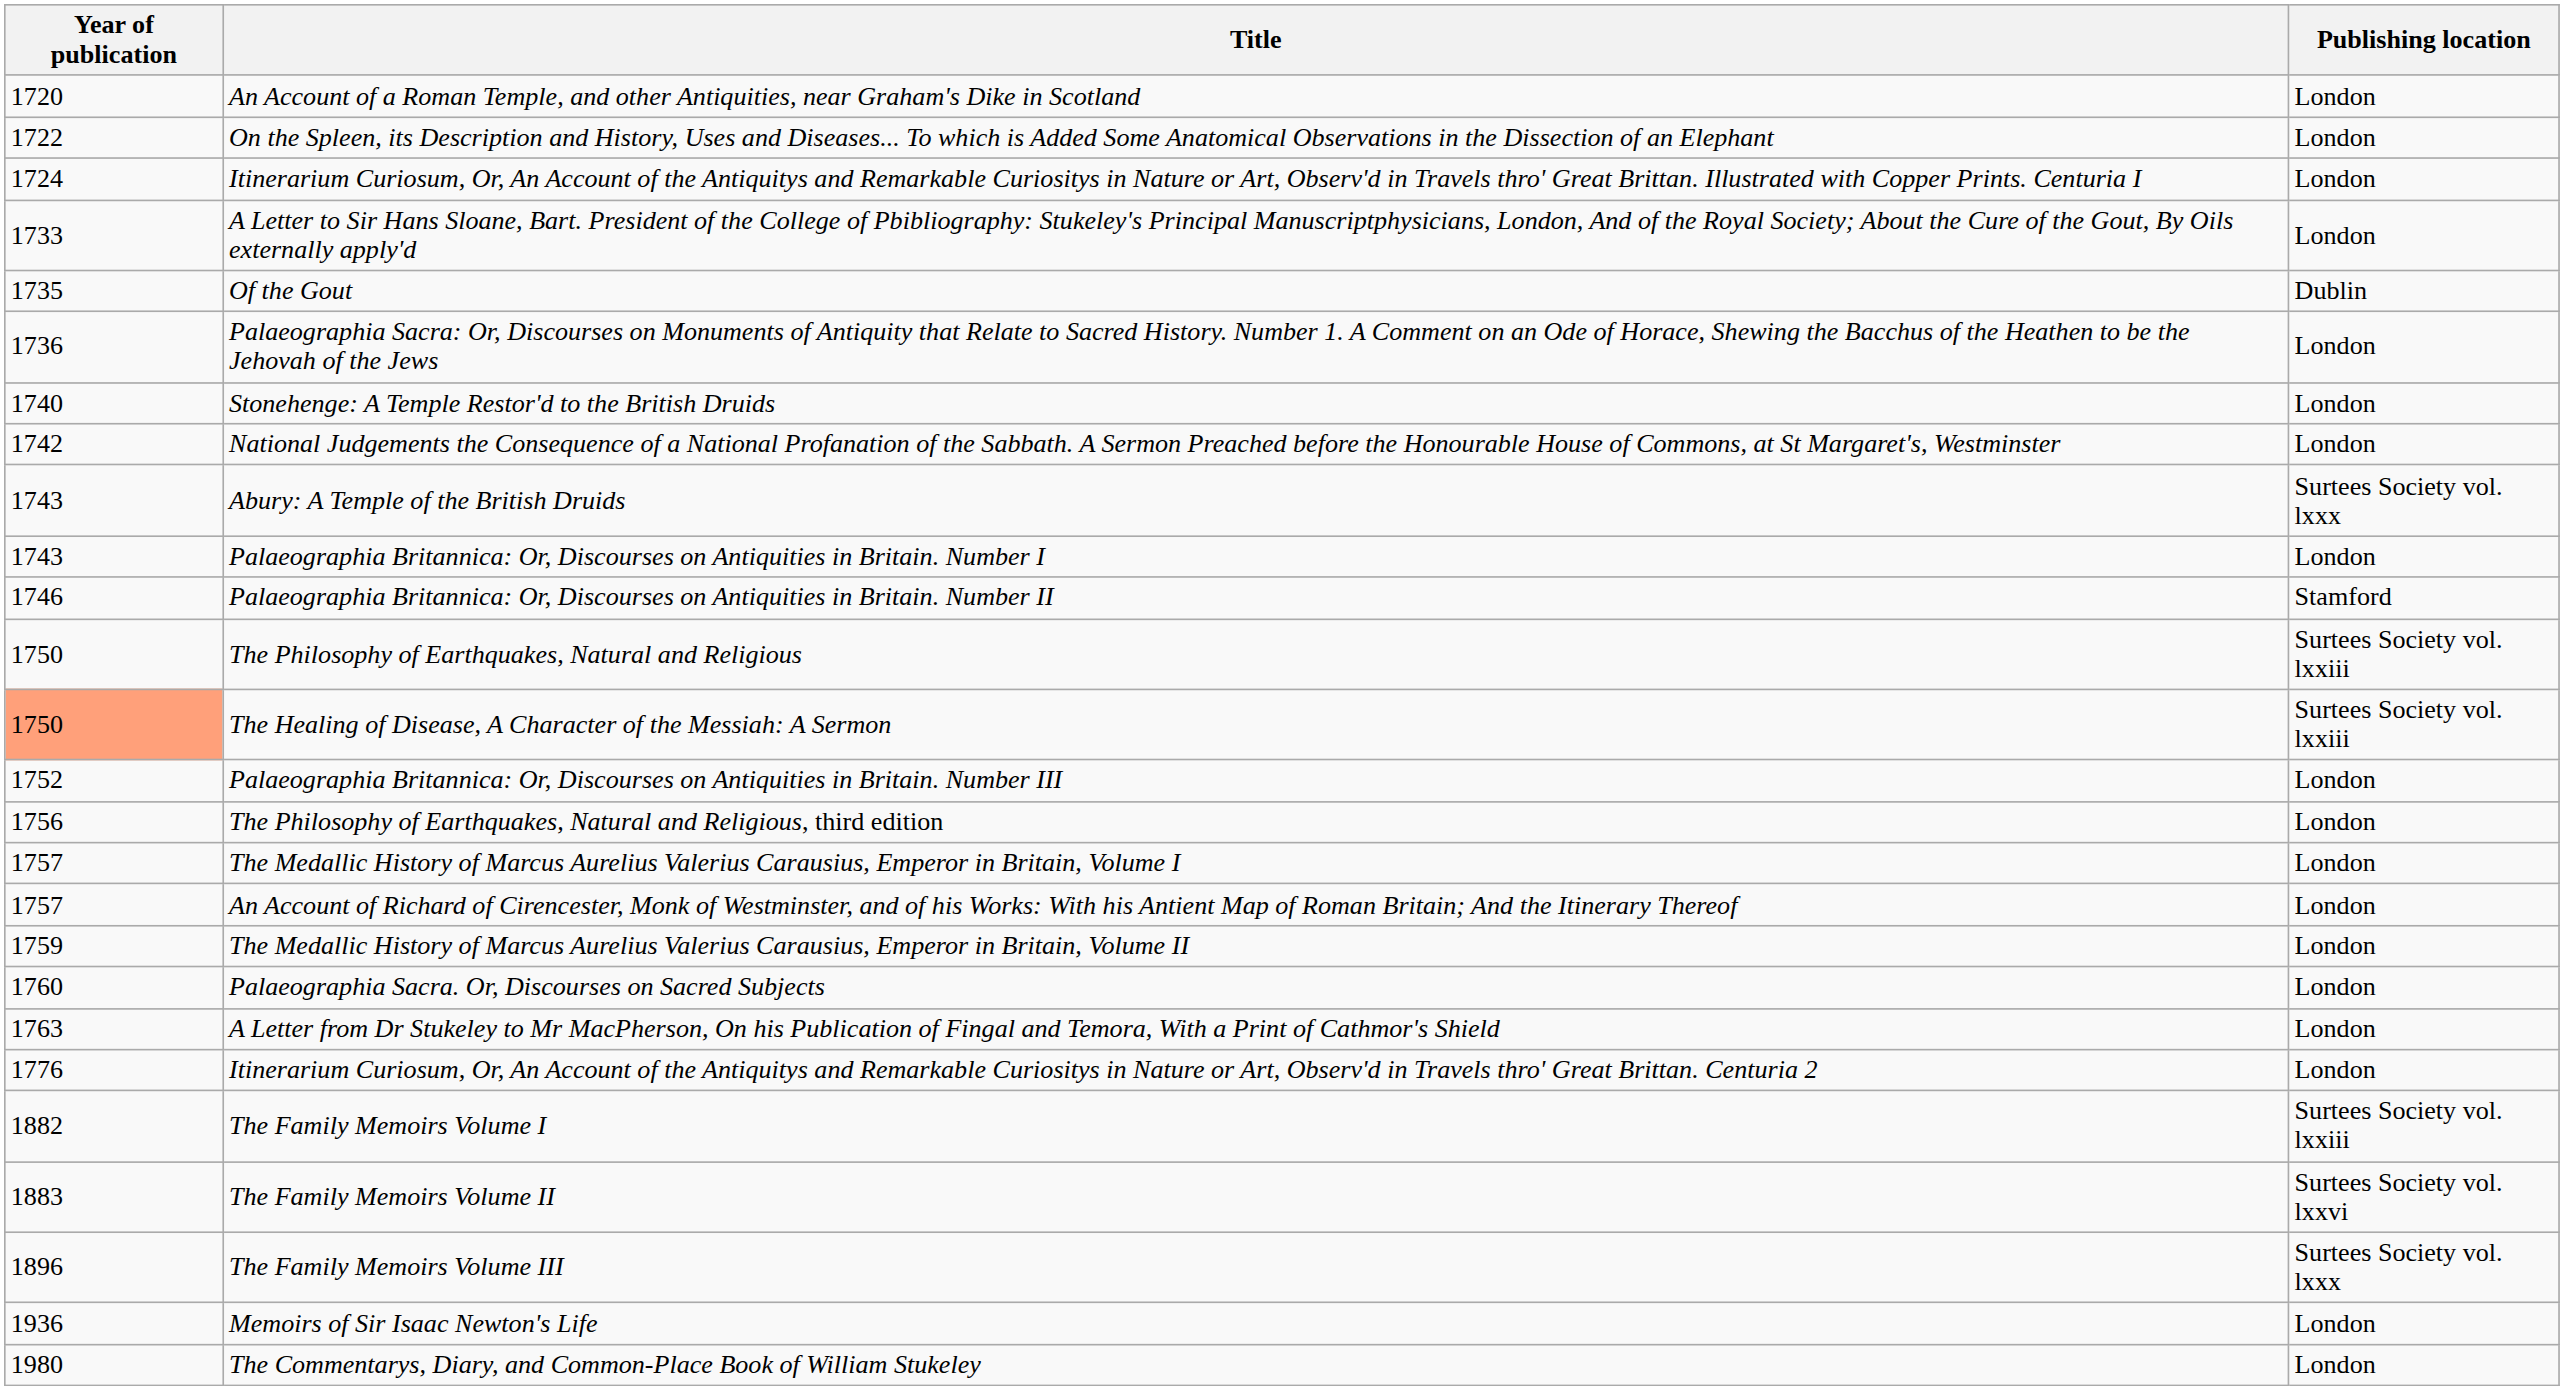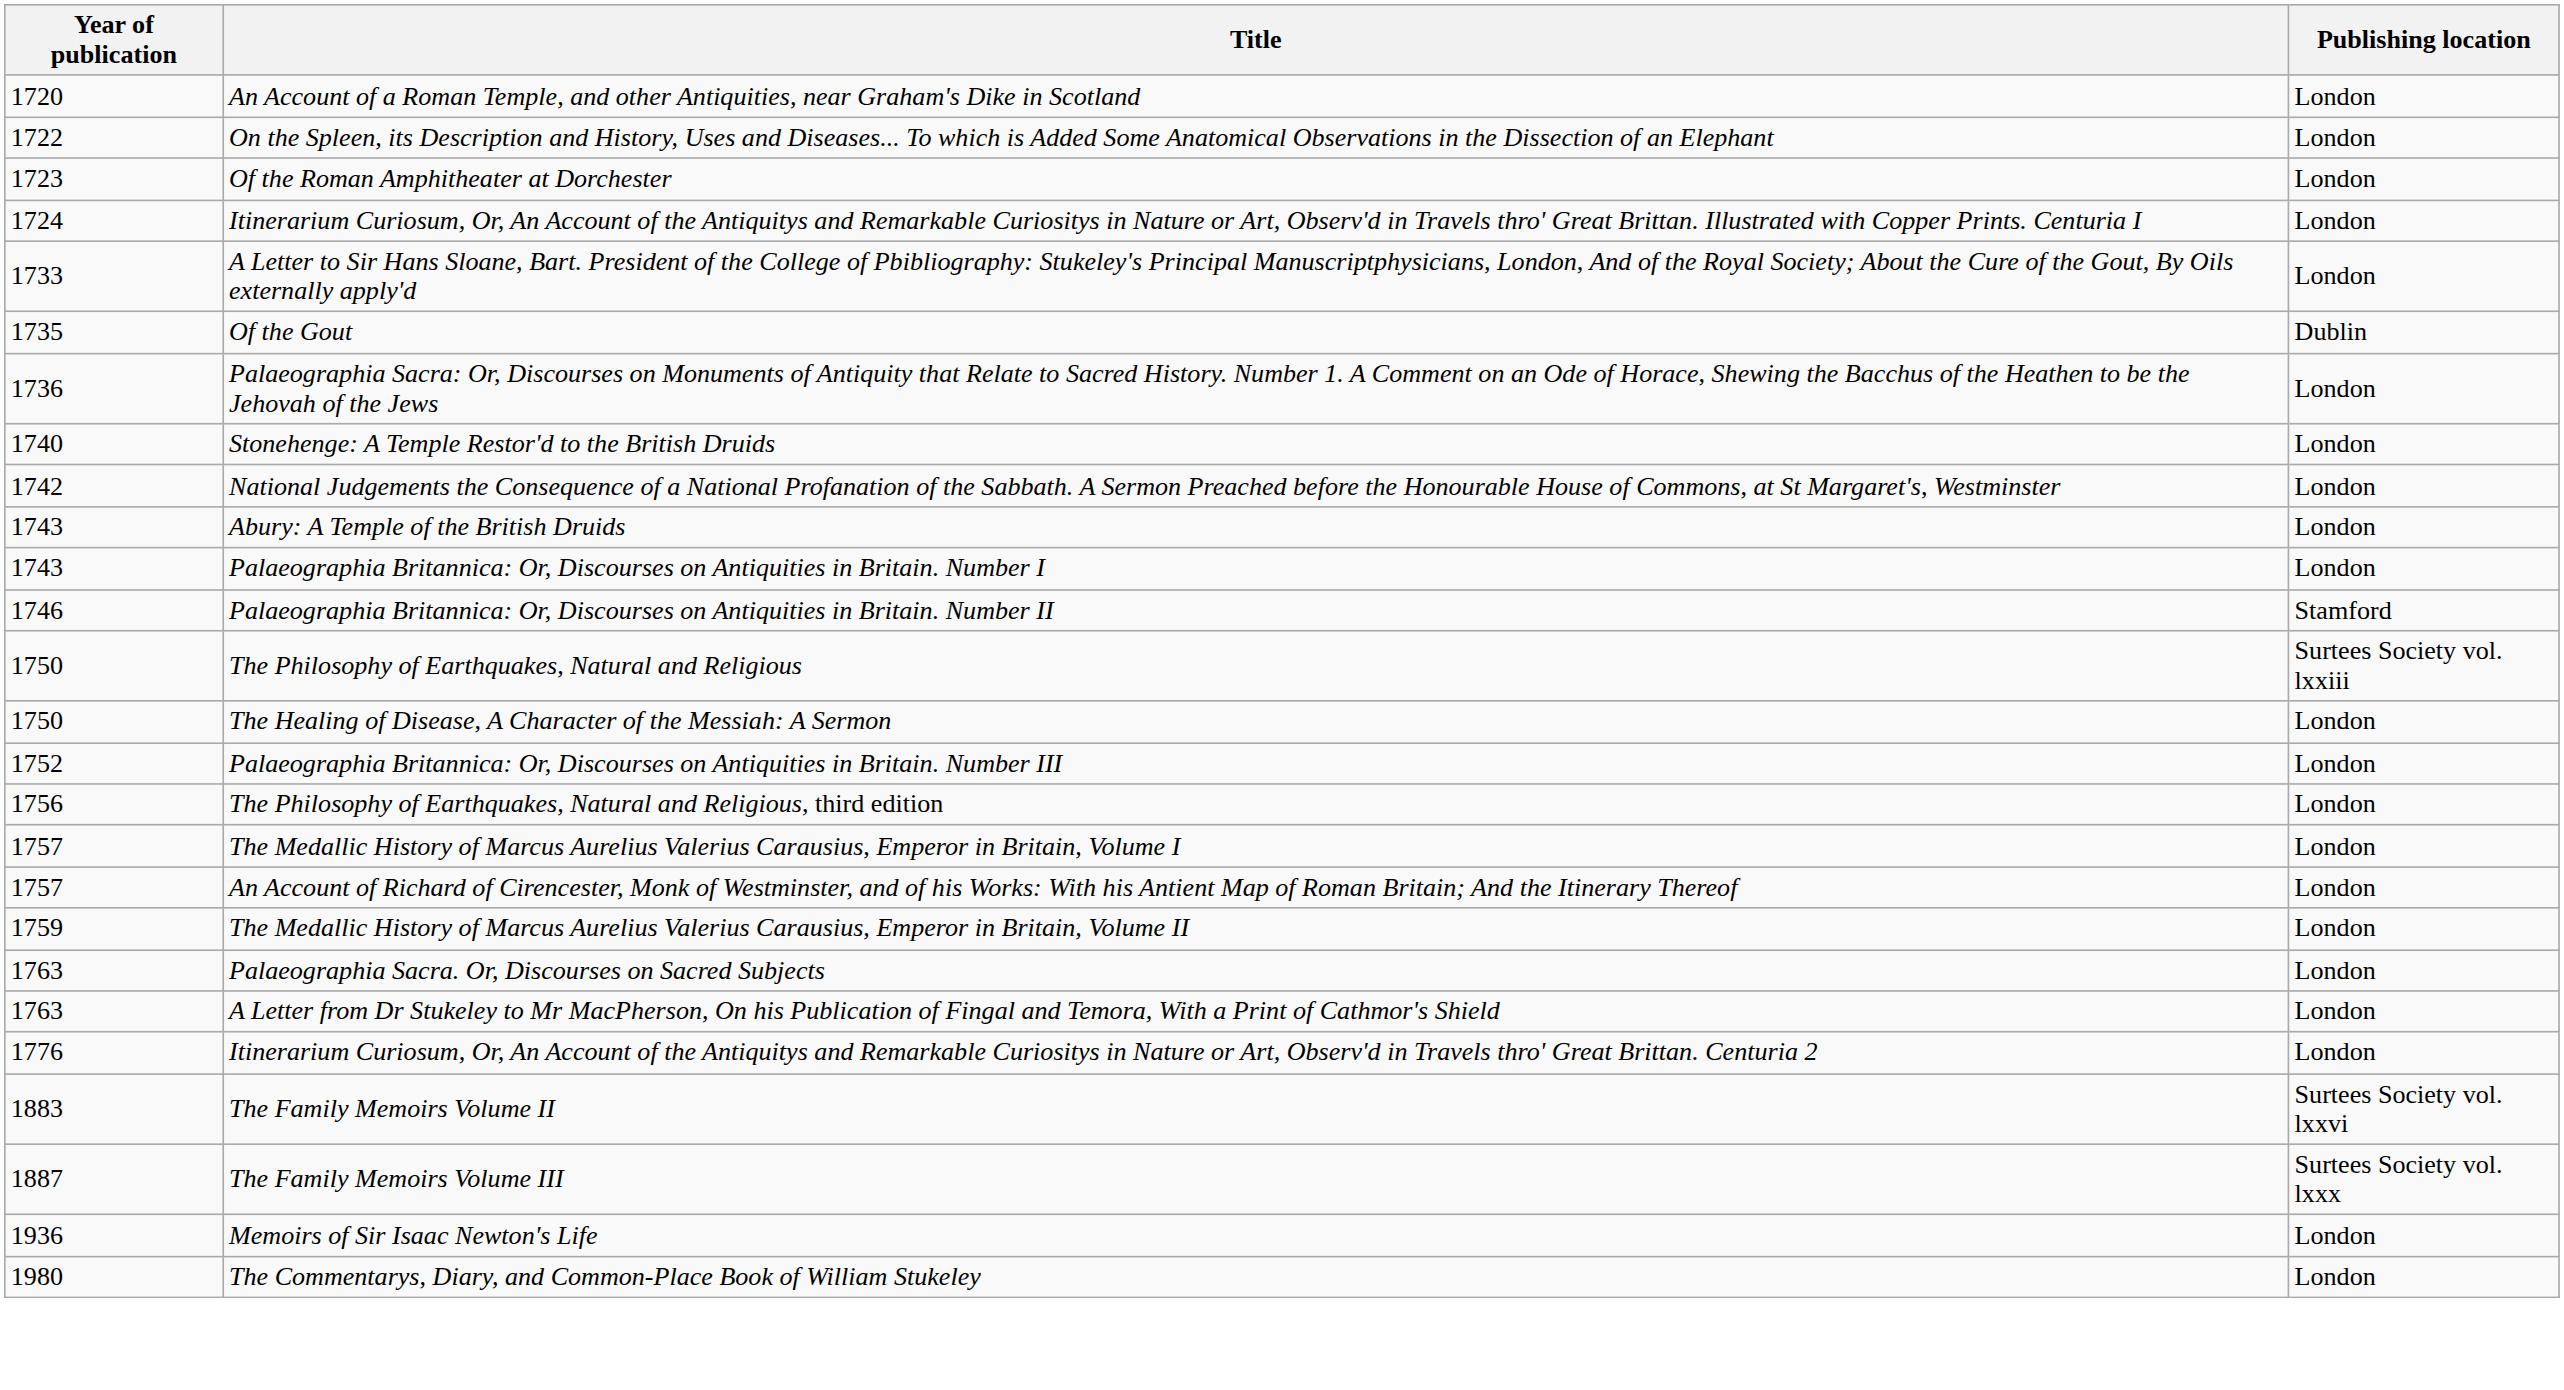+ row: (450, 178)
(2399, 500) Surtees Society vol. lxxx -> (2335, 526) London
(37, 724) lightsalmon background -> (37, 721) no background
(2399, 724) Surtees Society vol. lxxiii -> (2335, 721) London
(37, 987) 1760 -> (37, 969) 1763
- row: (388, 1125)
(37, 1267) 1896 -> (37, 1179) 1887
